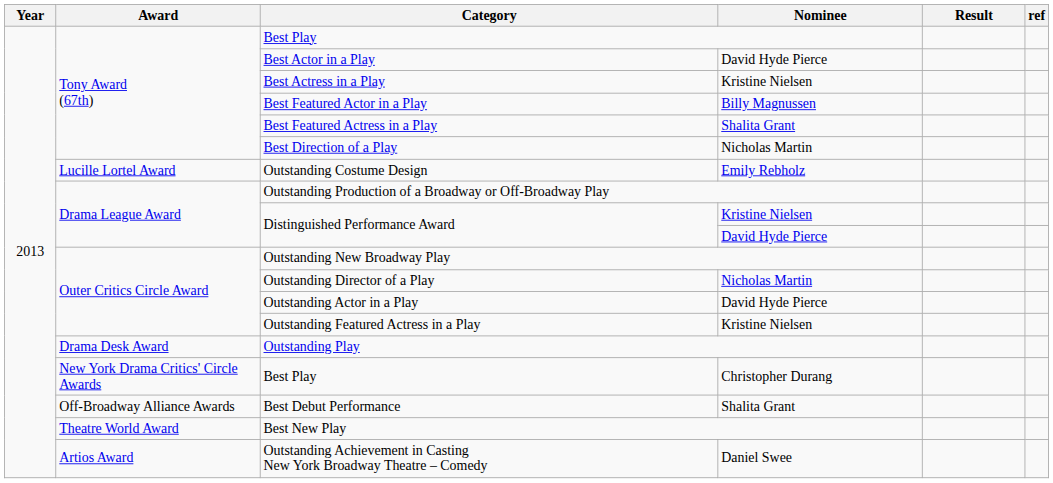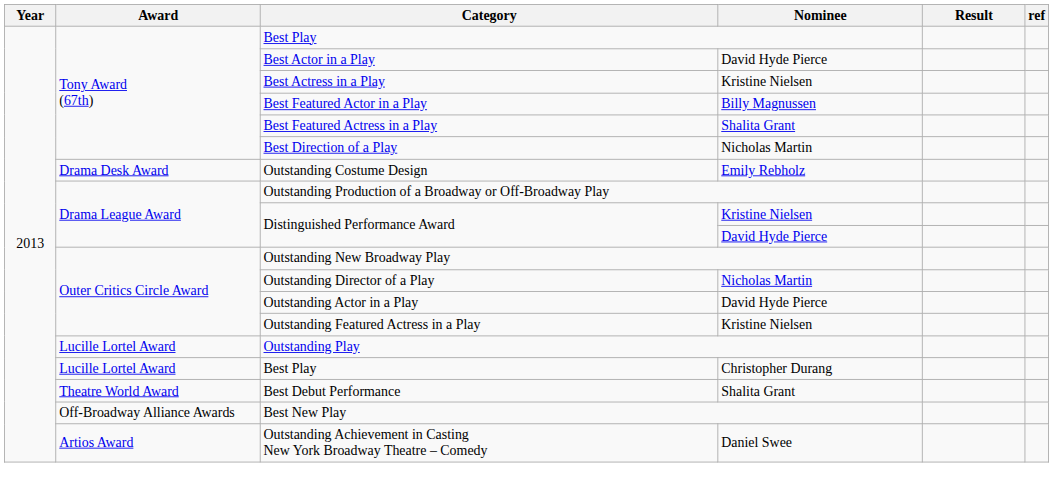(117, 170) Lucille Lortel Award -> (114, 170) Drama Desk Award
(114, 346) Drama Desk Award -> (117, 346) Lucille Lortel Award
(148, 376) New York Drama Critics' Circle Awards -> (117, 368) Lucille Lortel Award
(147, 406) Off-Broadway Alliance Awards -> (119, 390) Theatre World Award
(119, 428) Theatre World Award -> (147, 412) Off-Broadway Alliance Awards
